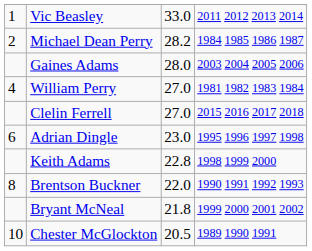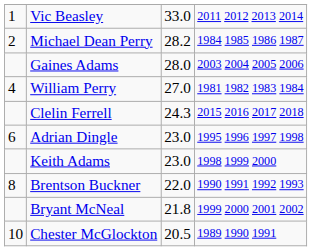(178, 112) 27.0 -> (178, 112) 24.3
(178, 161) 22.8 -> (178, 161) 23.0
